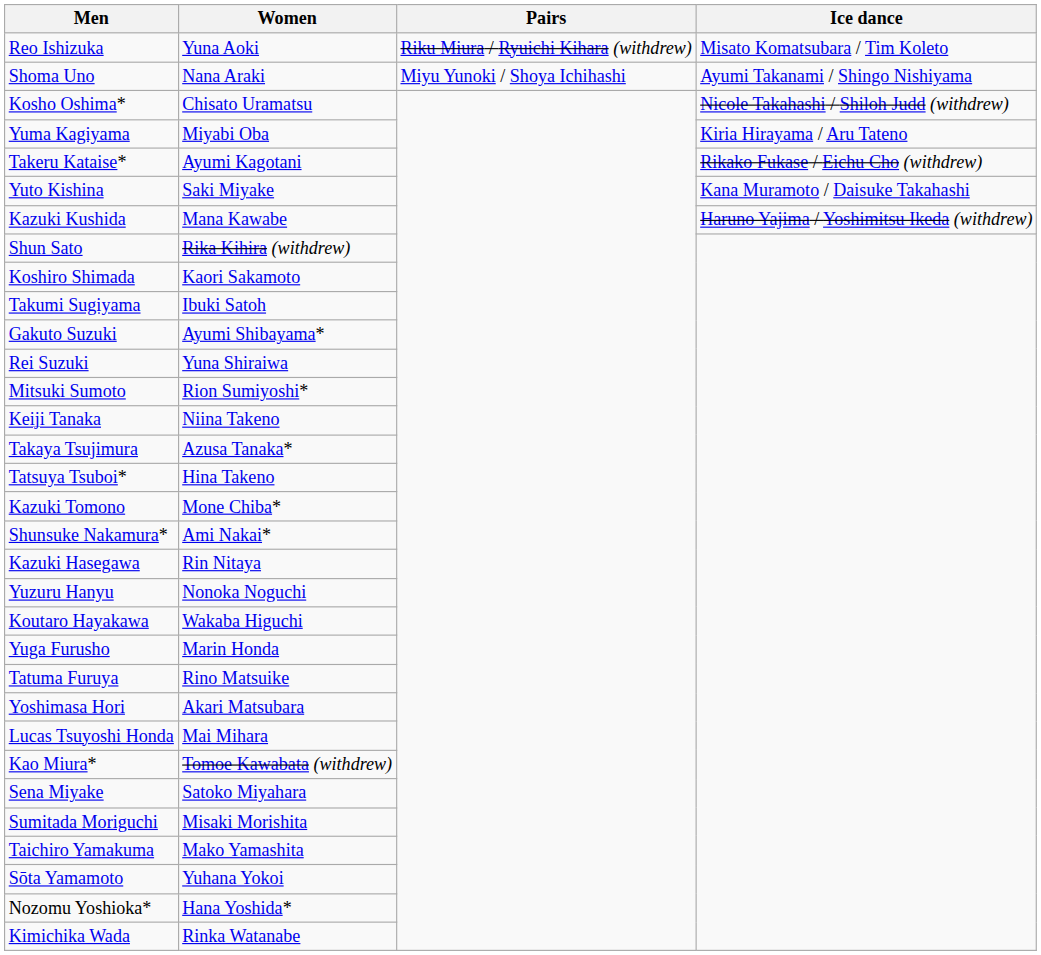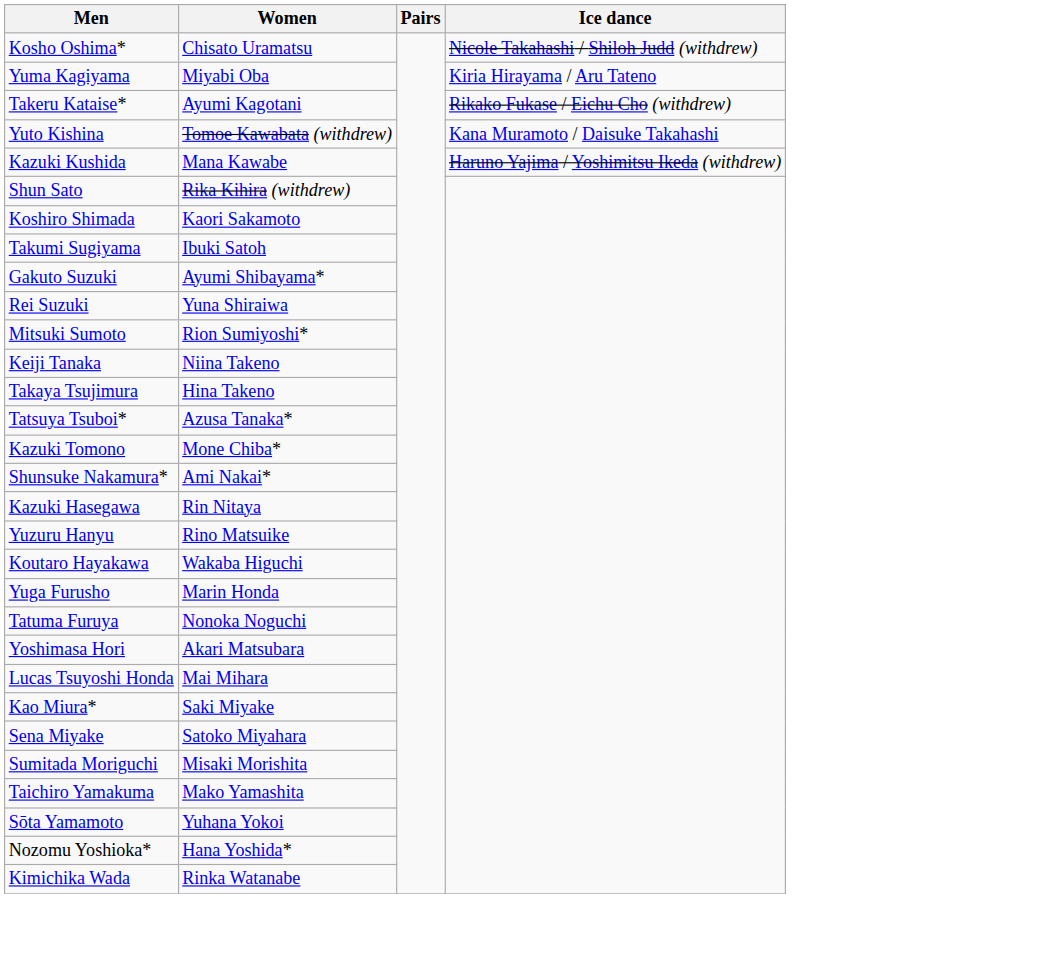- row: (56, 47)
- row: (52, 76)
(228, 190) Saki Miyake -> (287, 133) Tomoe Kawabata (withdrew)
(237, 448) Azusa Tanaka* -> (228, 391) Hina Takeno
(228, 477) Hina Takeno -> (237, 420) Azusa Tanaka*
(244, 592) Nonoka Noguchi -> (236, 534) Rino Matsuike
(236, 678) Rino Matsuike -> (244, 620) Nonoka Noguchi
(287, 764) Tomoe Kawabata (withdrew) -> (228, 707) Saki Miyake
